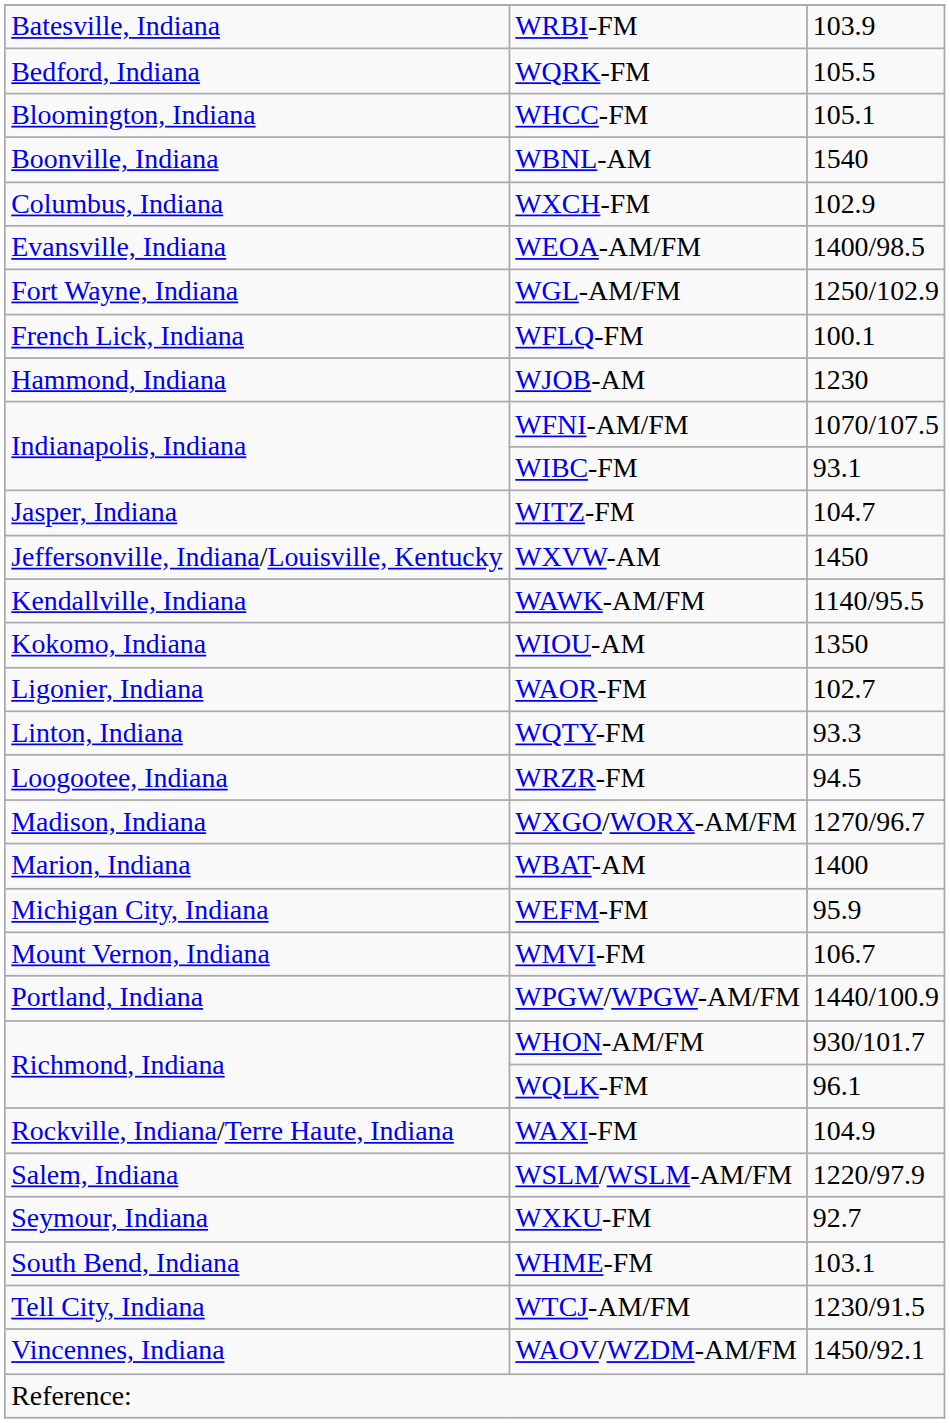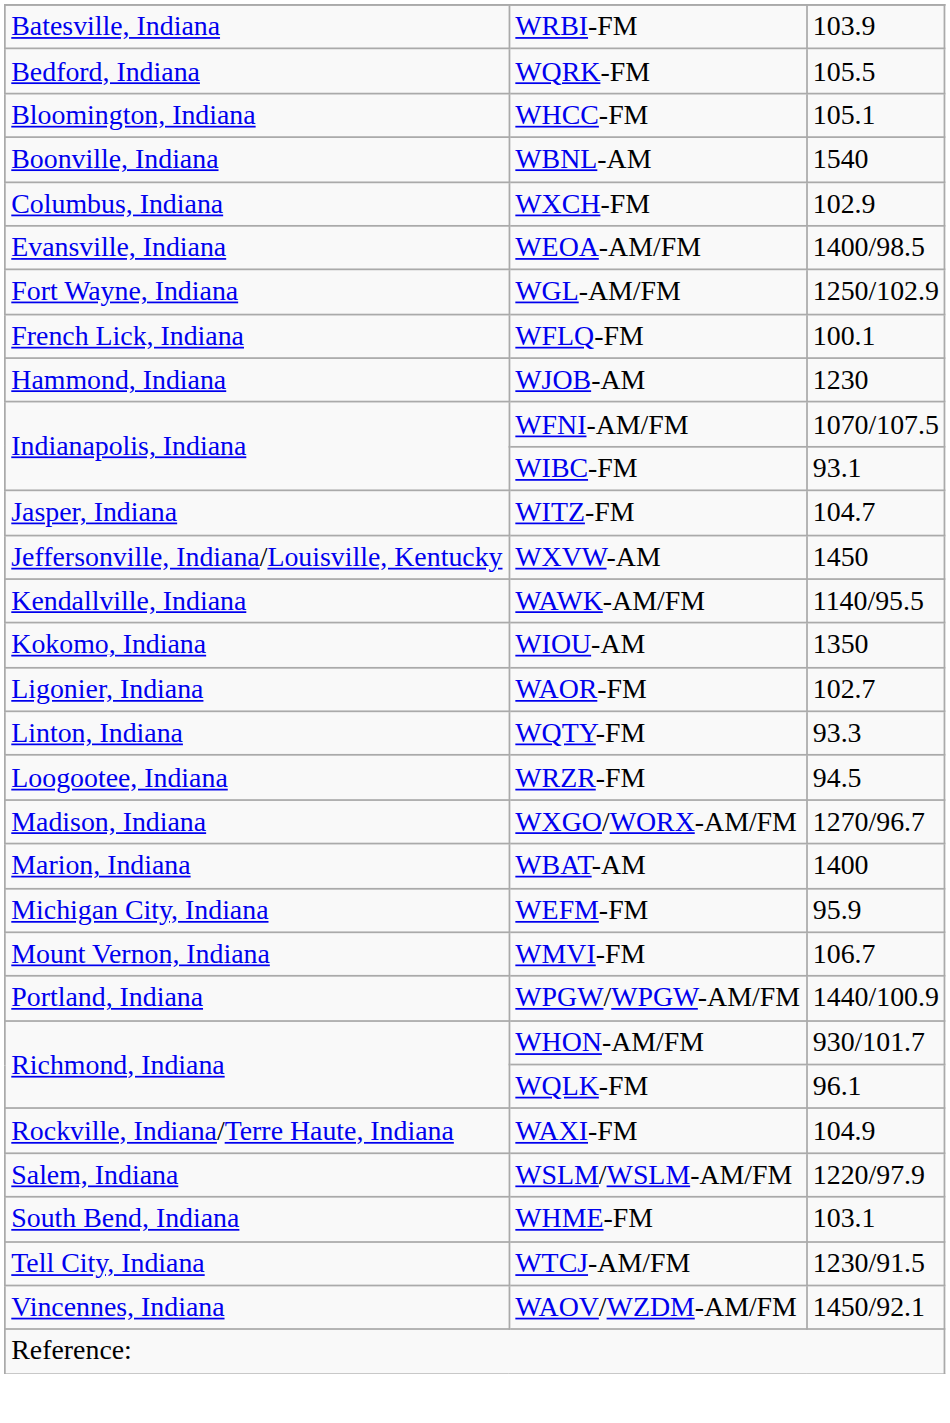- row: (583, 1218)
